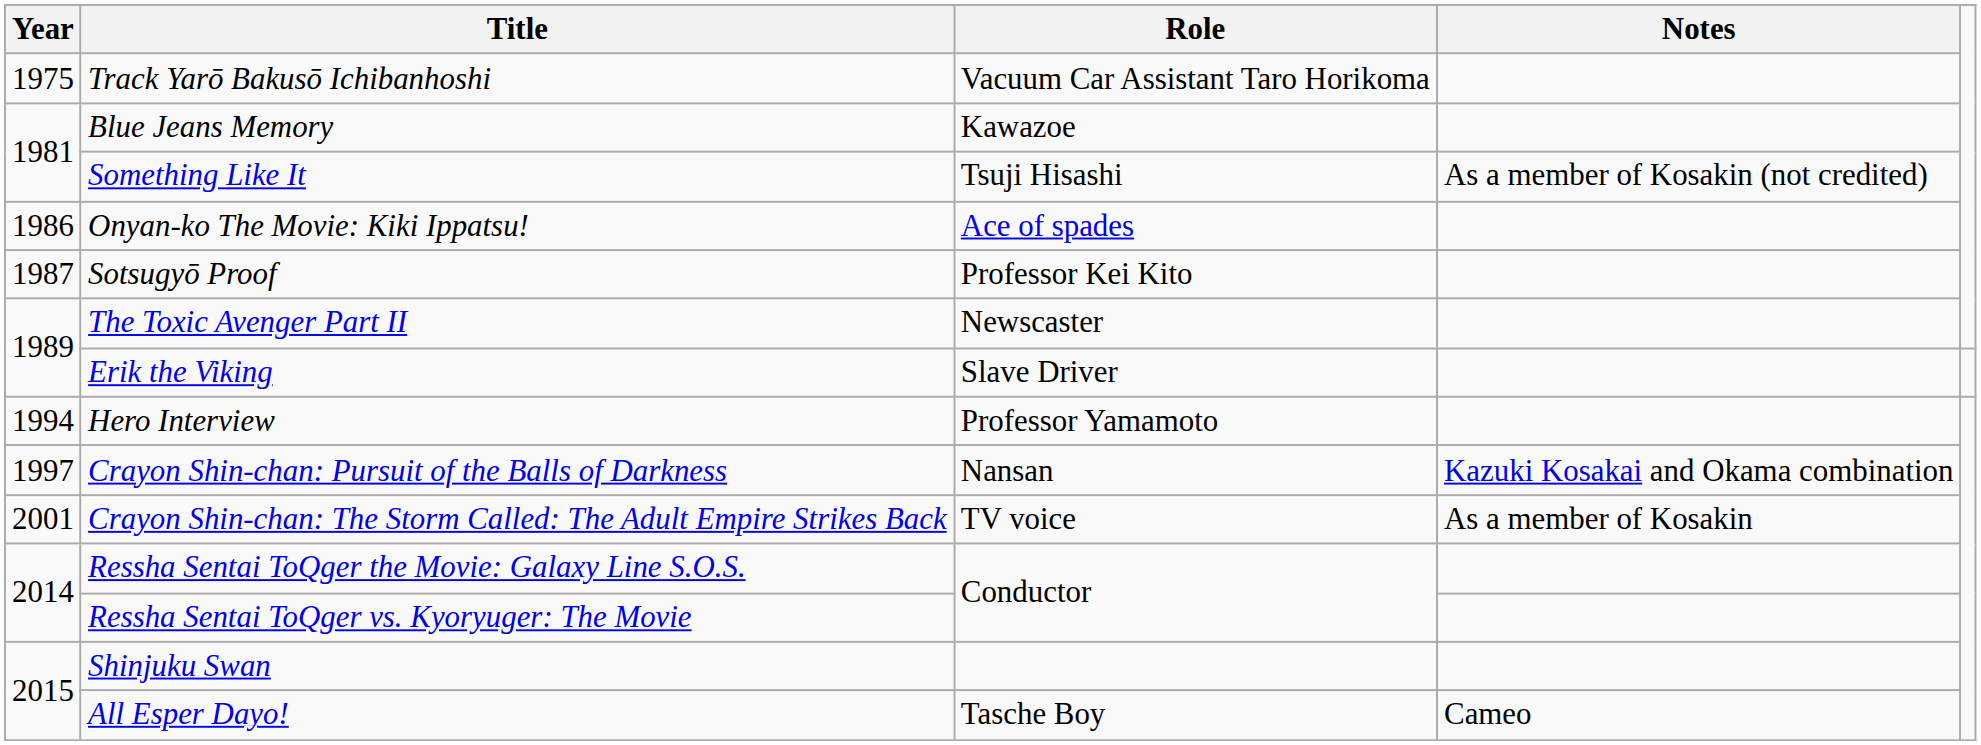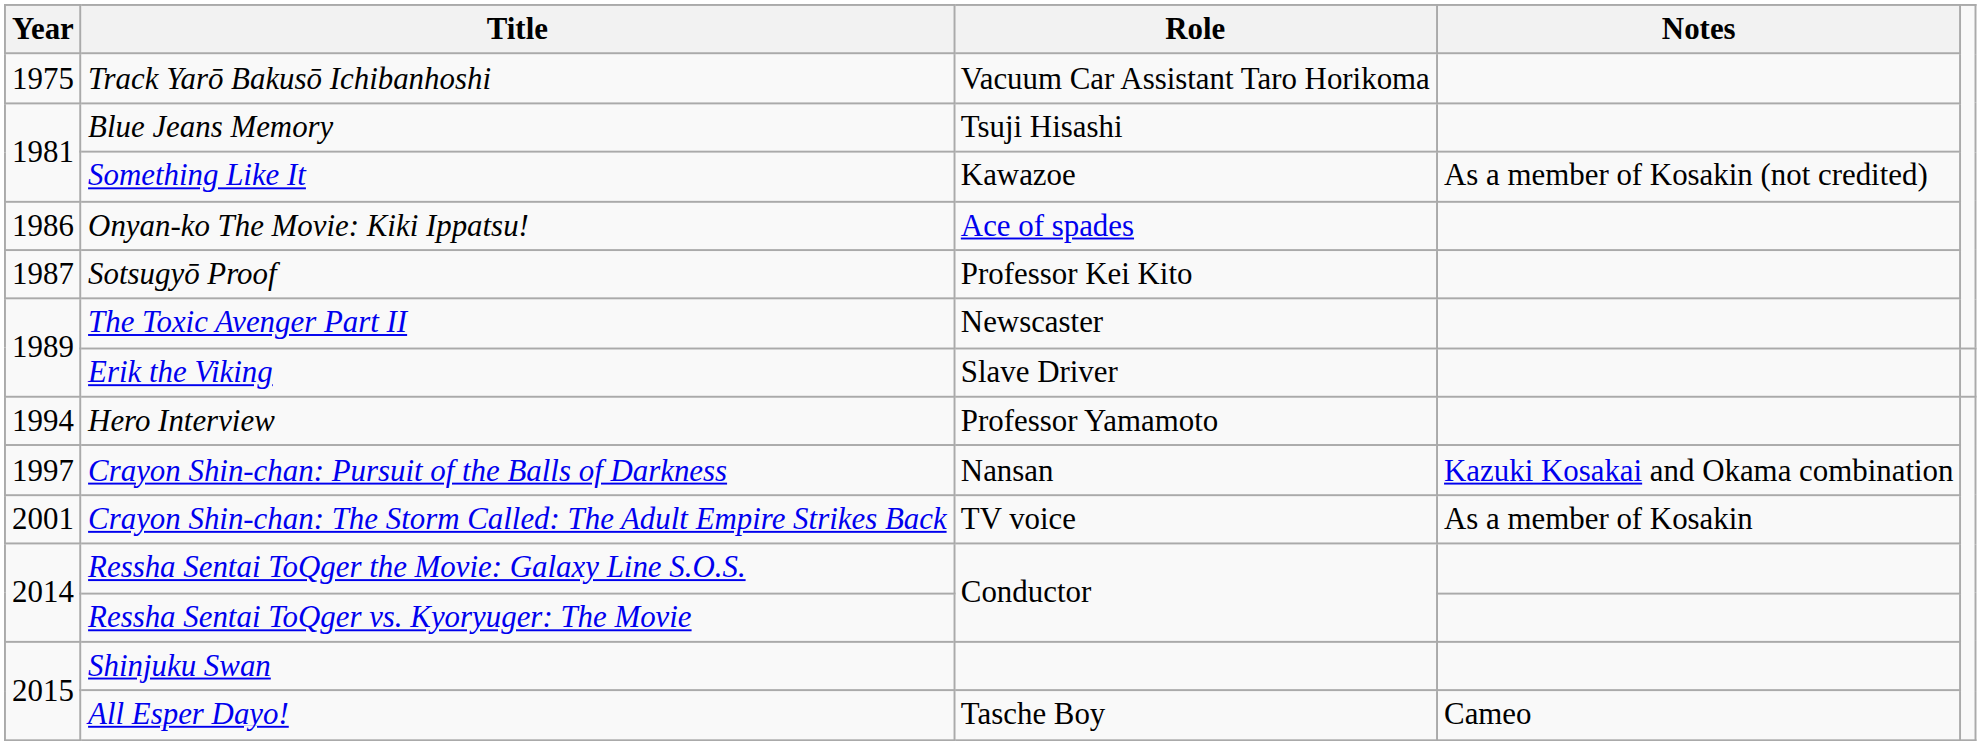(1018, 126) Kawazoe -> (1042, 126) Tsuji Hisashi
(1042, 175) Tsuji Hisashi -> (1018, 175) Kawazoe
